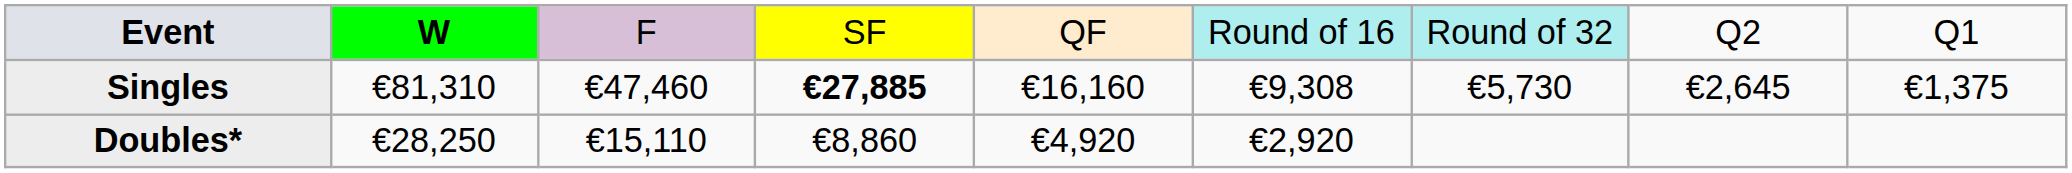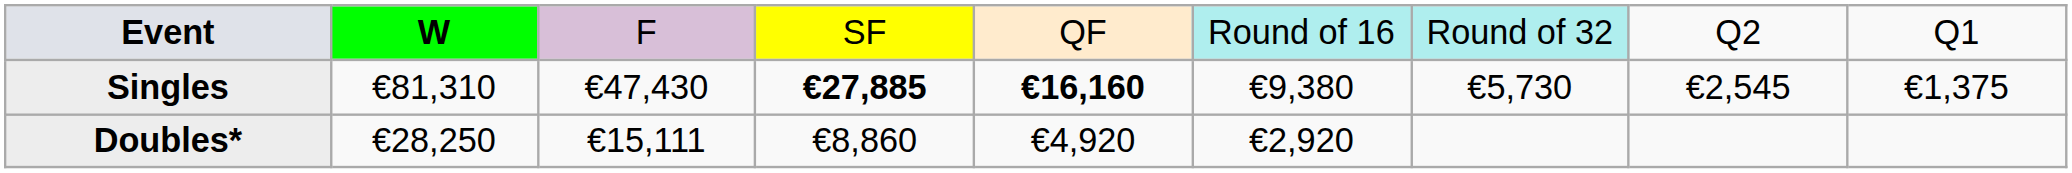(646, 87) €47,460 -> (646, 87) €47,430
(1083, 87) normal -> (1083, 87) bold
(1301, 87) €9,308 -> (1301, 87) €9,380
(1738, 87) €2,645 -> (1738, 87) €2,545
(646, 141) €15,110 -> (646, 141) €15,111
